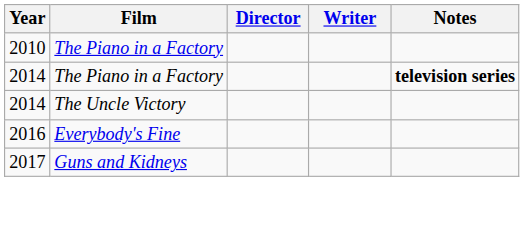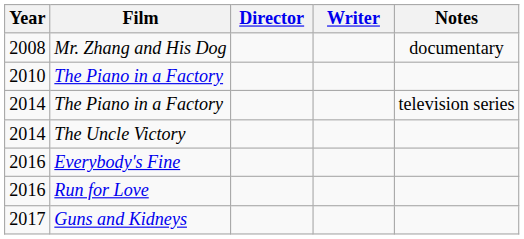+ row: (27, 47)
(455, 76) bold -> (457, 104) normal
+ row: (27, 190)
